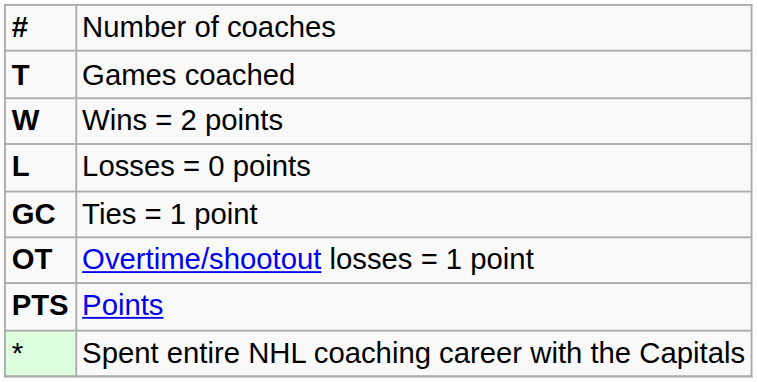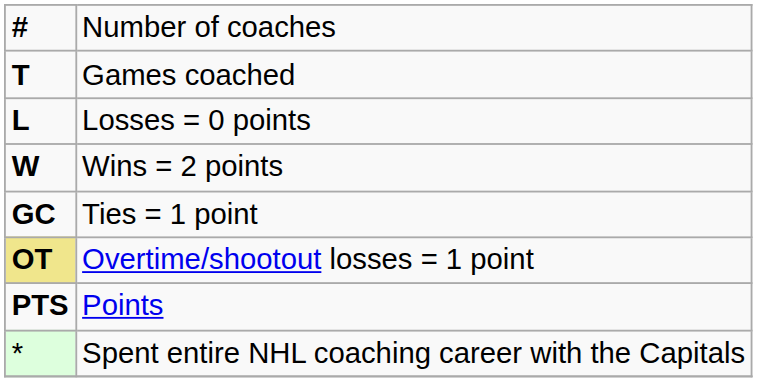rows swapped: (183, 120) <-> (196, 167)
(32, 259) no background -> (32, 259) khaki background
